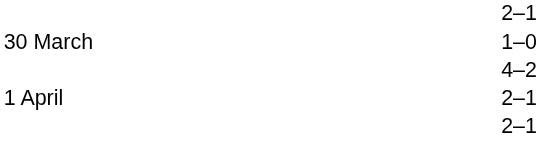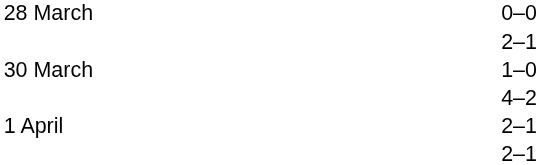+ row: (48, 13)
